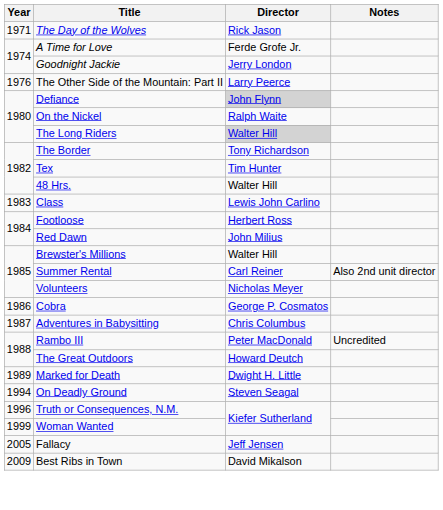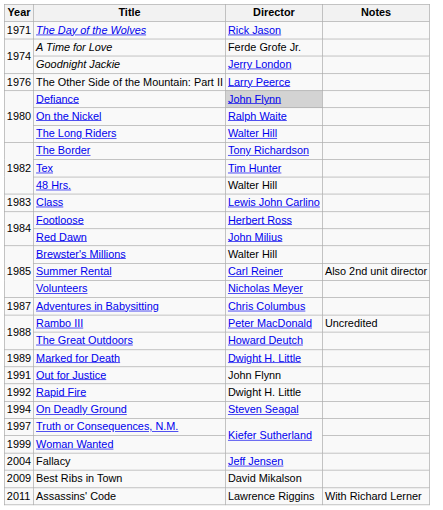(253, 133) lightgrey background -> (253, 133) no background
- row: (51, 306)
+ row: (71, 375)
+ row: (61, 392)
(19, 409) 1996 -> (19, 427) 1997
(19, 444) 2005 -> (19, 461) 2004
+ row: (76, 496)
